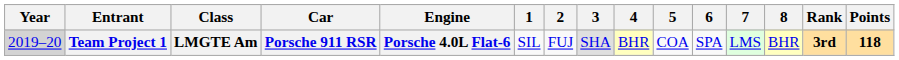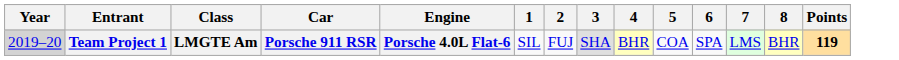- column: (824, 17)
(870, 42) 118 -> (827, 42) 119
